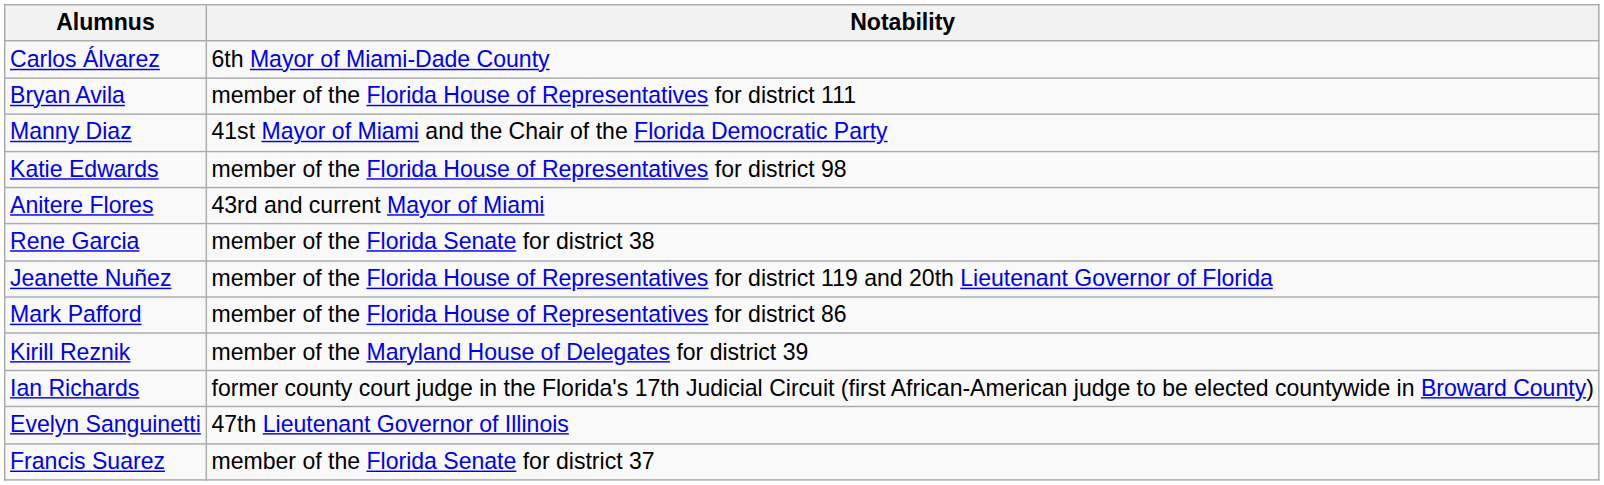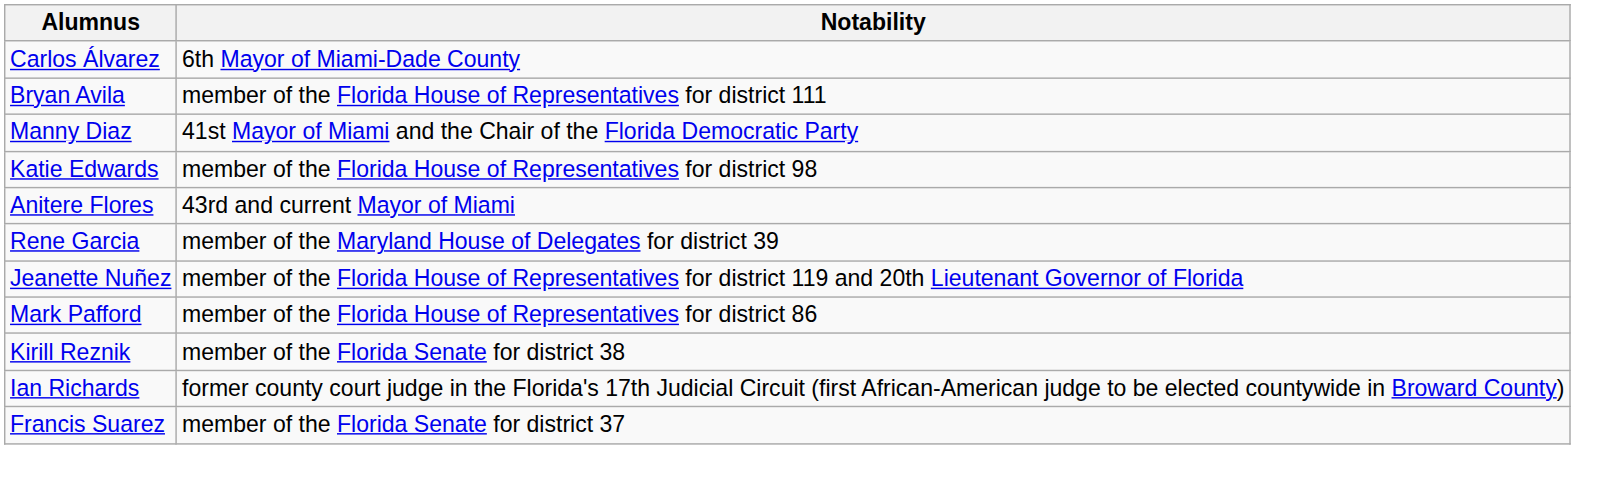(433, 242) member of the Florida Senate for district 38 -> (480, 242) member of the Maryland House of Delegates for district 39
(510, 351) member of the Maryland House of Delegates for district 39 -> (404, 351) member of the Florida Senate for district 38
- row: (105, 424)
